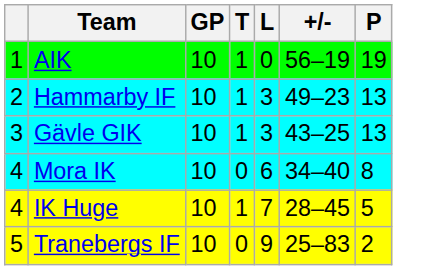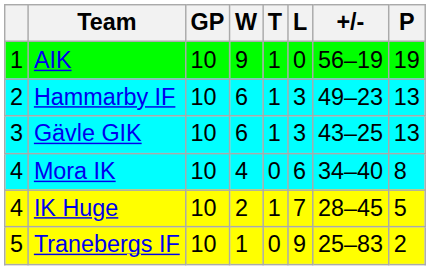+ column: (246, 23)
